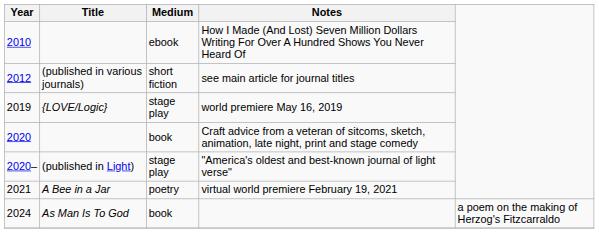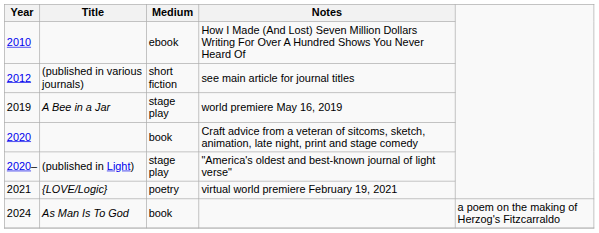(75, 107) {LOVE/Logic} -> (76, 107) A Bee in a Jar
(76, 190) A Bee in a Jar -> (75, 190) {LOVE/Logic}
